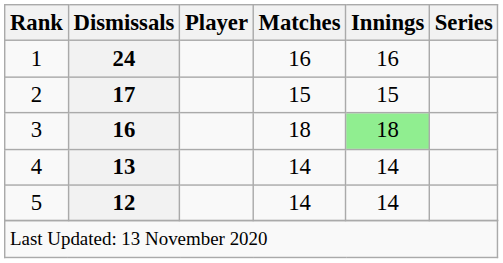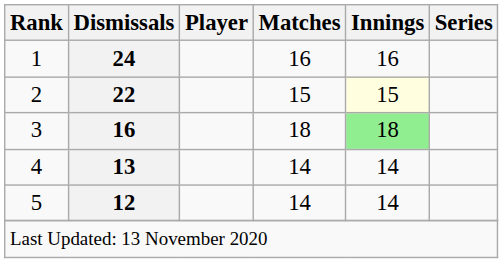(124, 94) 17 -> (124, 94) 22
(388, 94) no background -> (388, 94) lightyellow background
